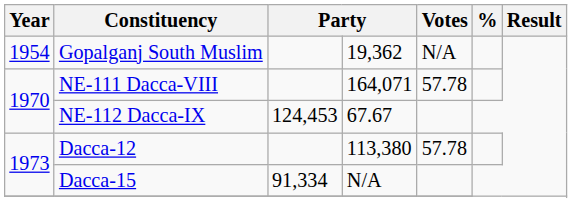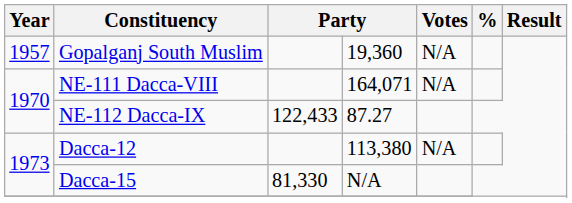(29, 52) 1954 -> (29, 52) 1957
(375, 52) 19,362 -> (375, 52) 19,360
(444, 84) 57.78 -> (439, 84) N/A
(305, 116) 124,453 -> (305, 116) 122,433
(370, 116) 67.67 -> (370, 116) 87.27
(444, 148) 57.78 -> (439, 148) N/A
(300, 180) 91,334 -> (300, 180) 81,330
